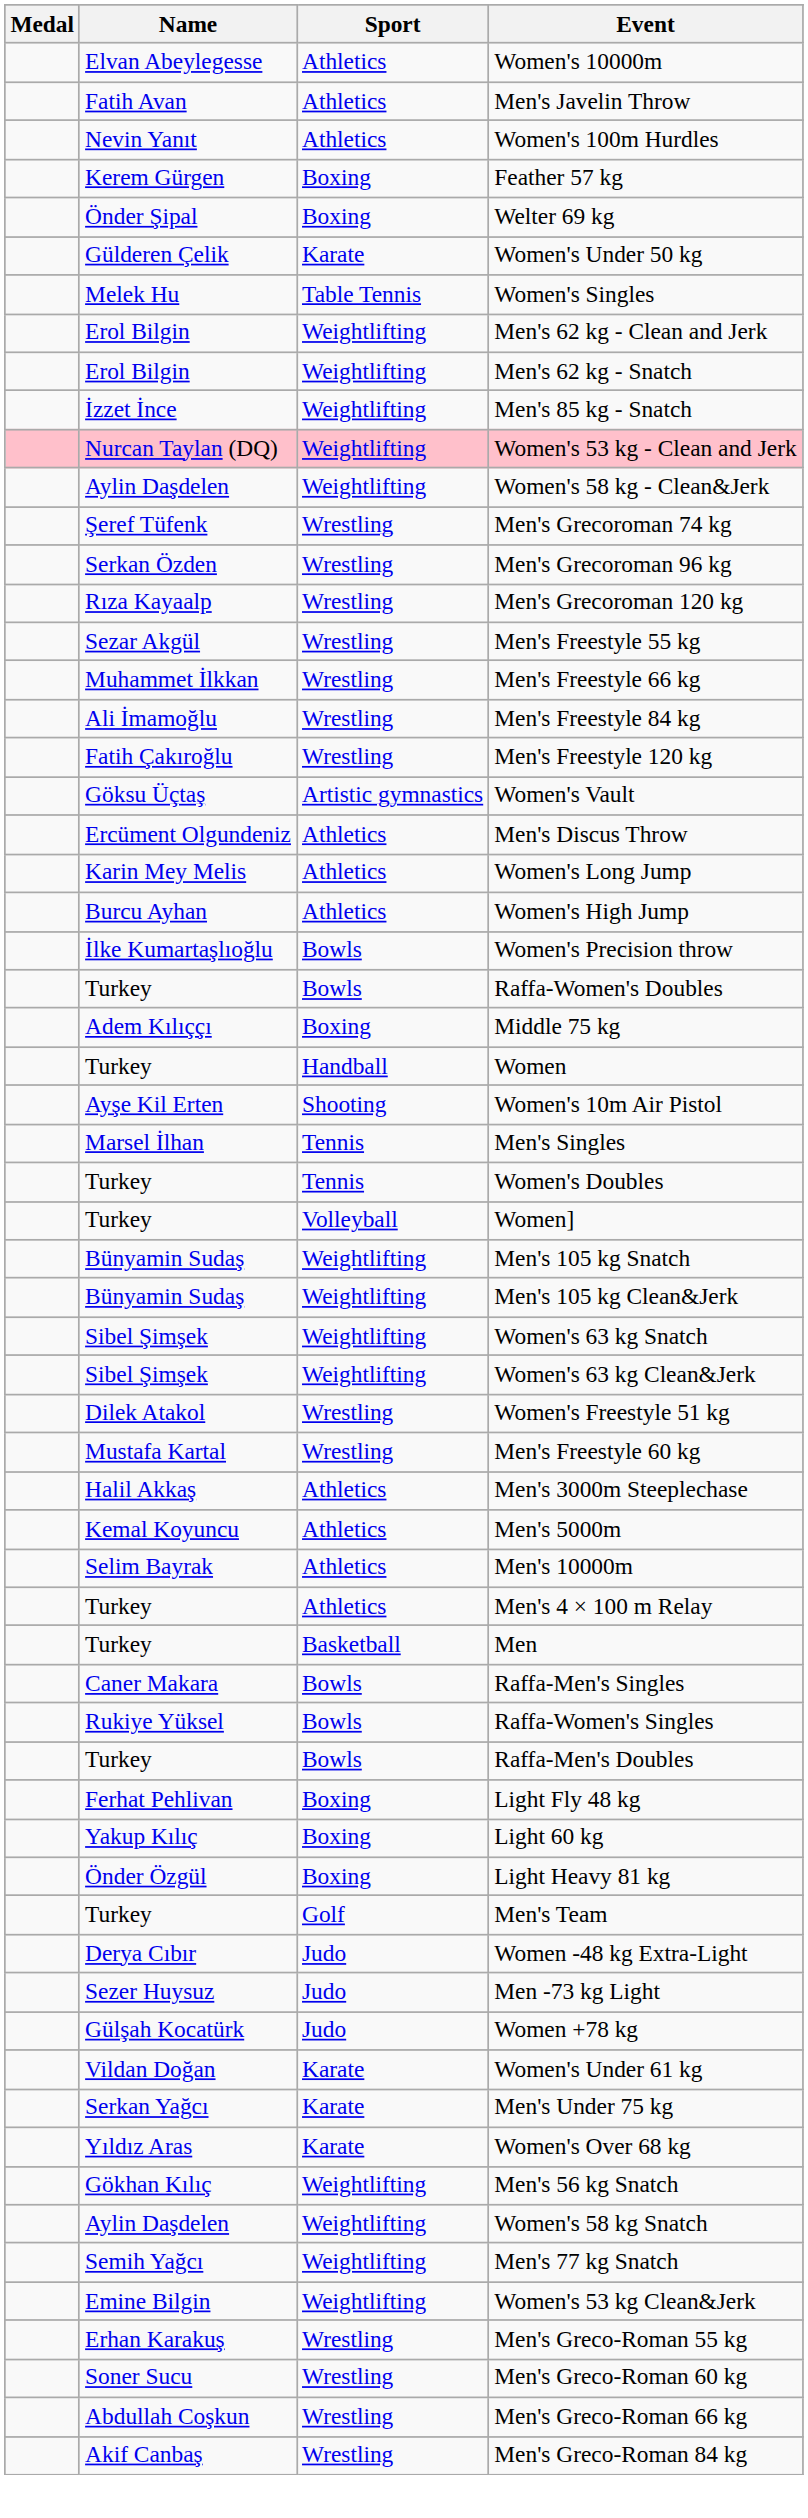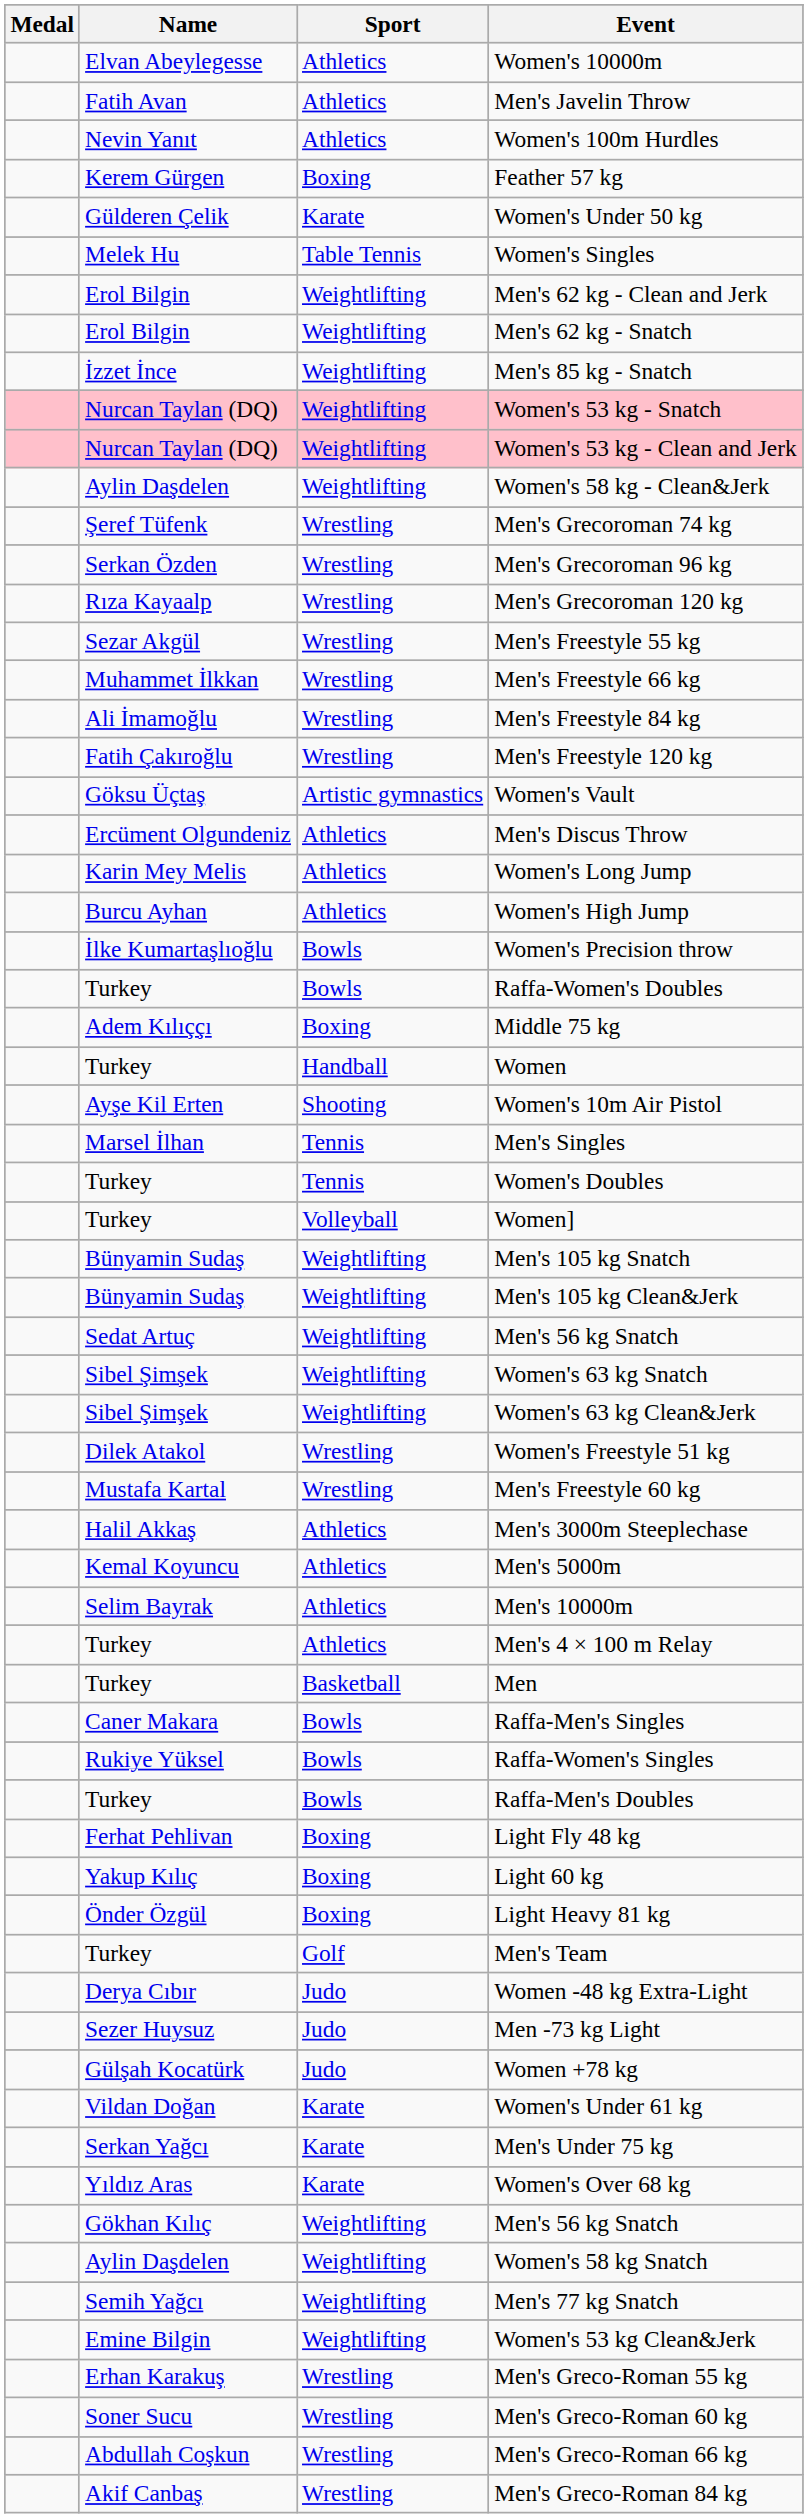- row: (141, 216)
+ row: (181, 409)
+ row: (140, 1335)
